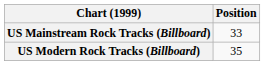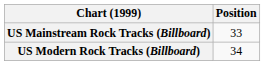(236, 51) 35 -> (236, 51) 34
